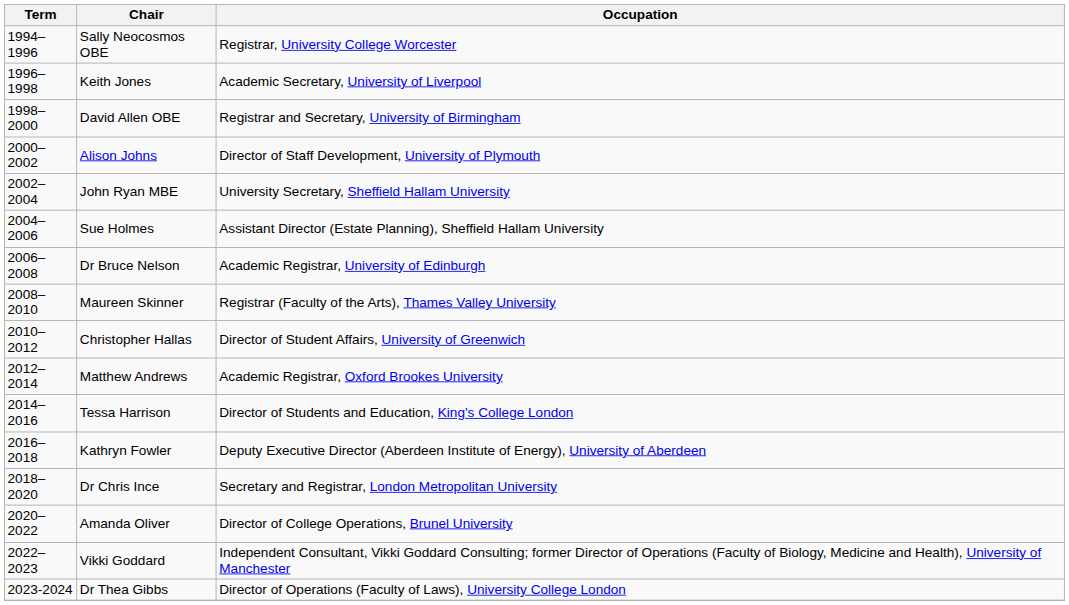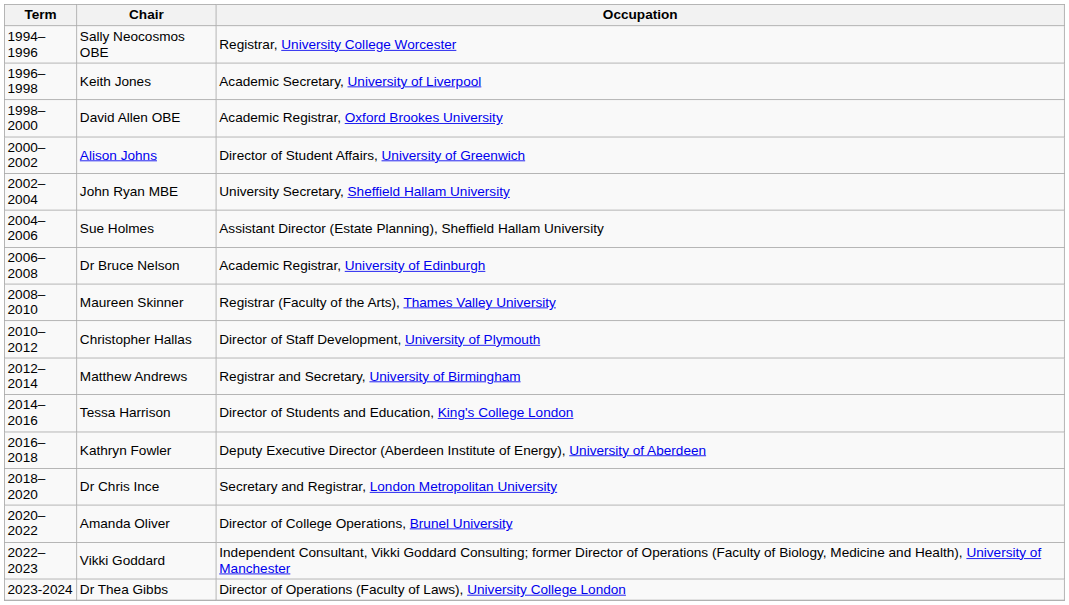(370, 118) Registrar and Secretary, University of Birmingham -> (361, 118) Academic Registrar, Oxford Brookes University
(380, 155) Director of Staff Development, University of Plymouth -> (372, 155) Director of Student Affairs, University of Greenwich
(372, 339) Director of Student Affairs, University of Greenwich -> (380, 339) Director of Staff Development, University of Plymouth
(361, 376) Academic Registrar, Oxford Brookes University -> (370, 376) Registrar and Secretary, University of Birmingham
